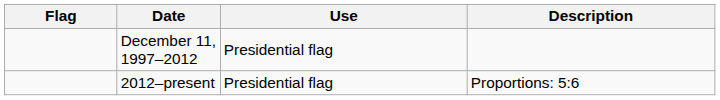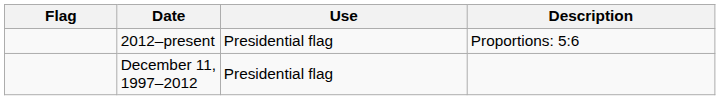rows swapped: (168, 49) <-> (168, 82)
